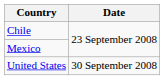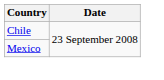- row: (36, 65)
